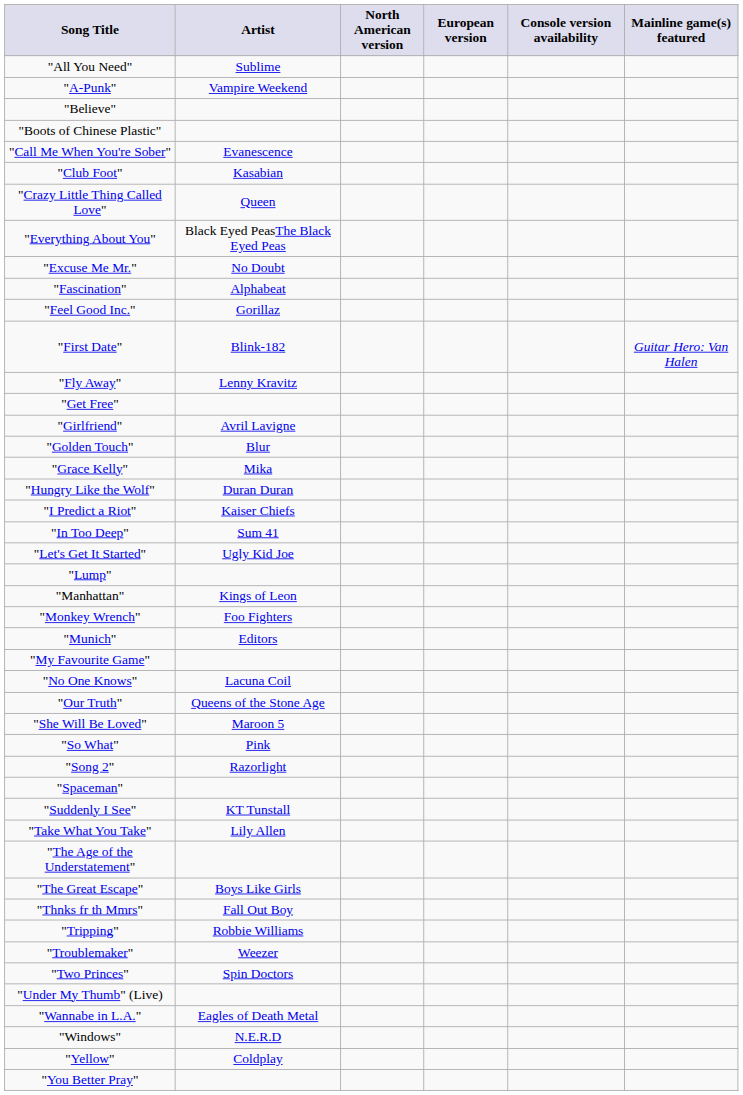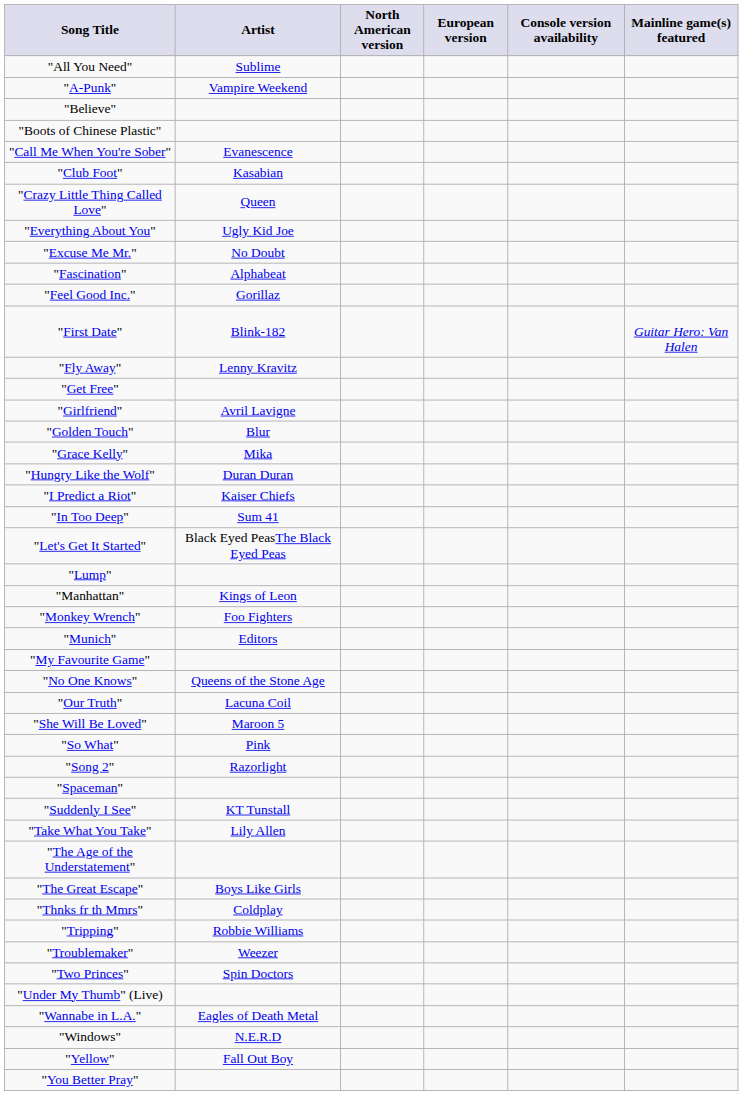(258, 238) Black Eyed PeasThe Black Eyed Peas -> (258, 231) Ugly Kid Joe
(258, 553) Ugly Kid Joe -> (258, 545) Black Eyed PeasThe Black Eyed Peas
(258, 681) Lacuna Coil -> (258, 681) Queens of the Stone Age
(258, 702) Queens of the Stone Age -> (258, 702) Lacuna Coil
(258, 909) Fall Out Boy -> (258, 909) Coldplay
(258, 1058) Coldplay -> (258, 1058) Fall Out Boy
